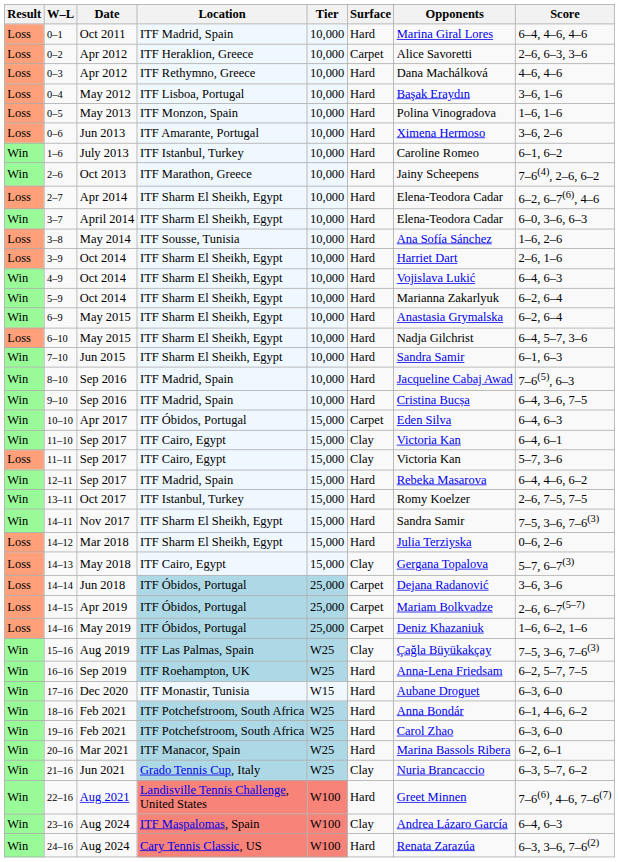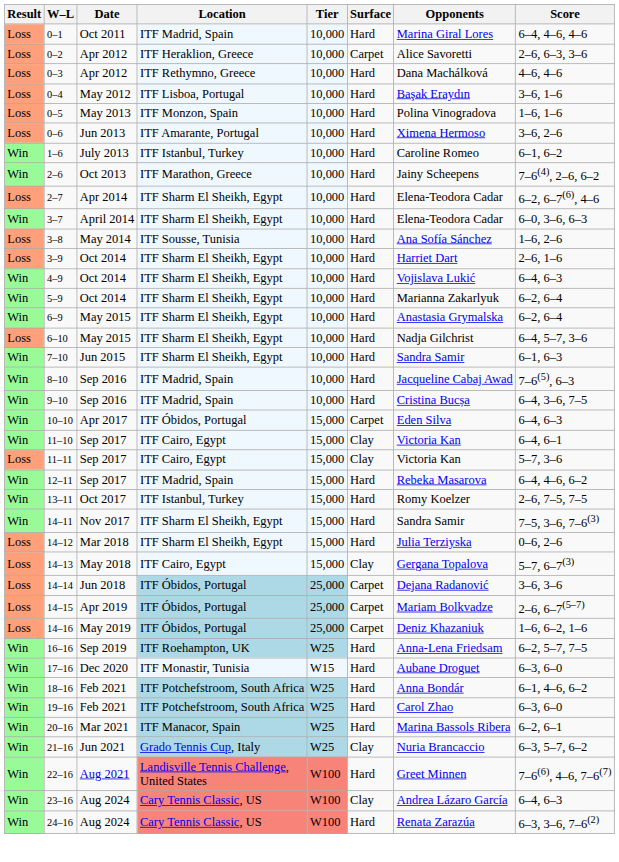- row: (60, 650)
(200, 823) ITF Maspalomas, Spain -> (201, 800) Cary Tennis Classic, US
